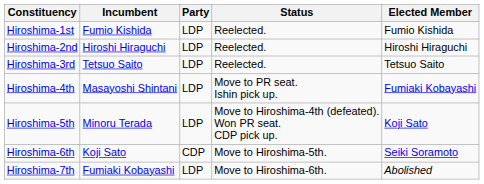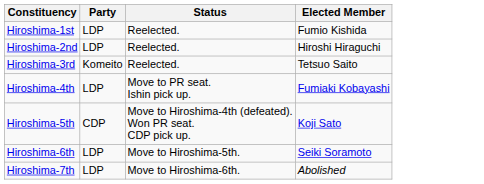- column: (130, 13)
(193, 64) LDP -> (103, 64) Komeito
(193, 123) LDP -> (94, 123) CDP
(193, 153) CDP -> (93, 153) LDP
